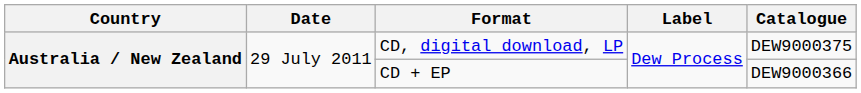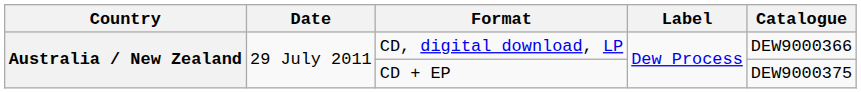(802, 46) DEW9000375 -> (802, 46) DEW9000366
(802, 74) DEW9000366 -> (802, 74) DEW9000375
